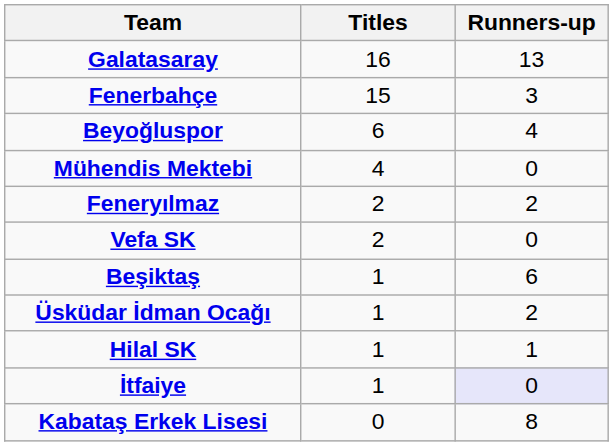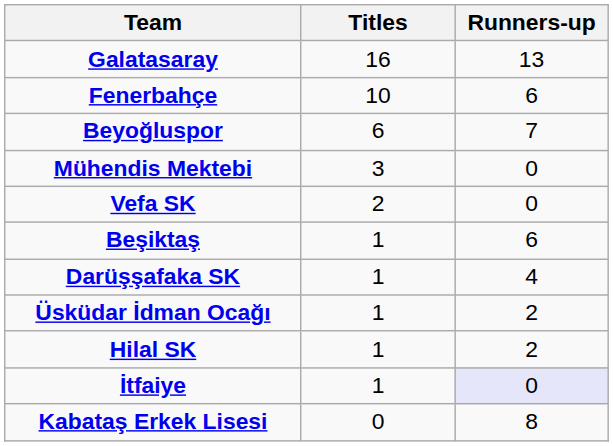(378, 95) 15 -> (378, 95) 10
(532, 95) 3 -> (532, 95) 6
(532, 131) 4 -> (532, 131) 7
(378, 167) 4 -> (378, 167) 3
- row: (153, 204)
+ row: (153, 276)
(532, 349) 1 -> (532, 349) 2
